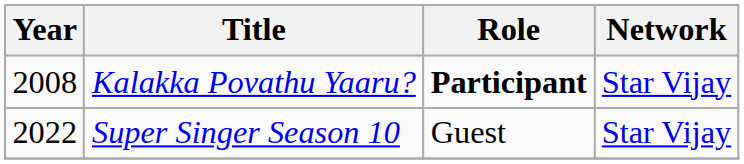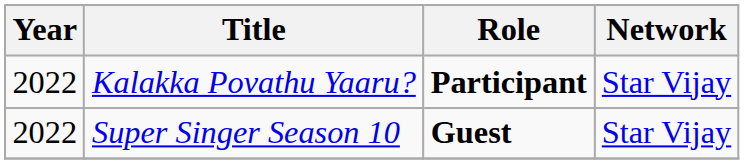(45, 81) 2008 -> (45, 81) 2022
(468, 132) normal -> (471, 132) bold
